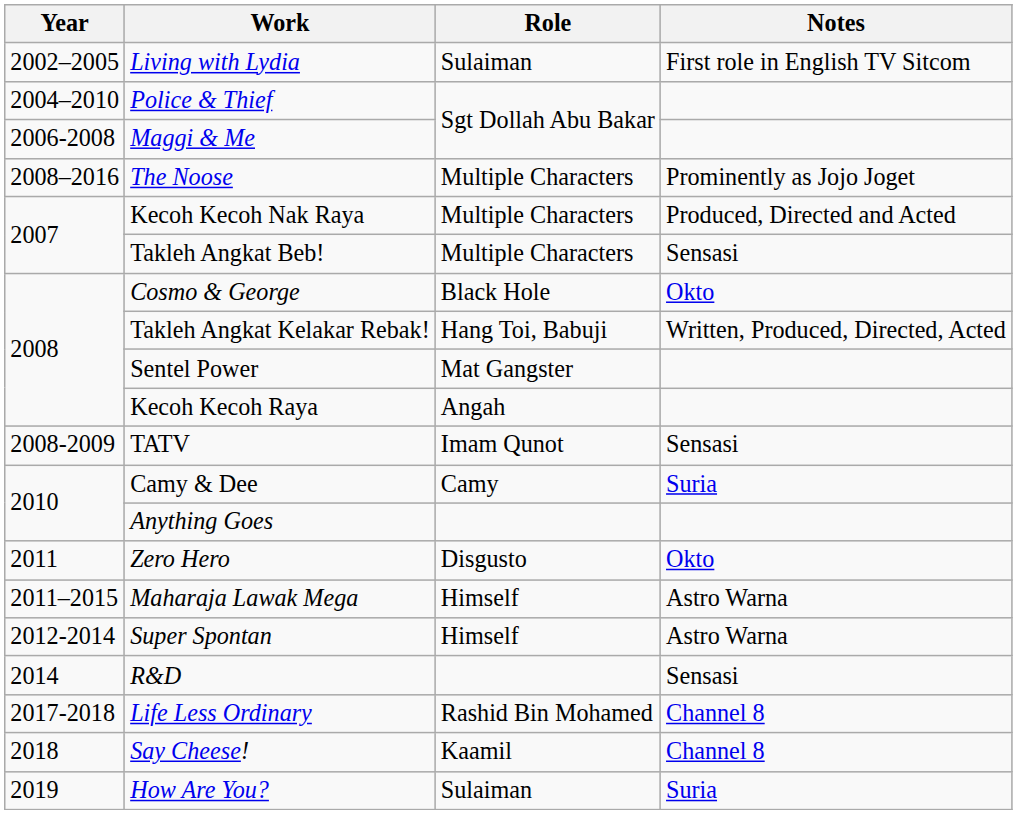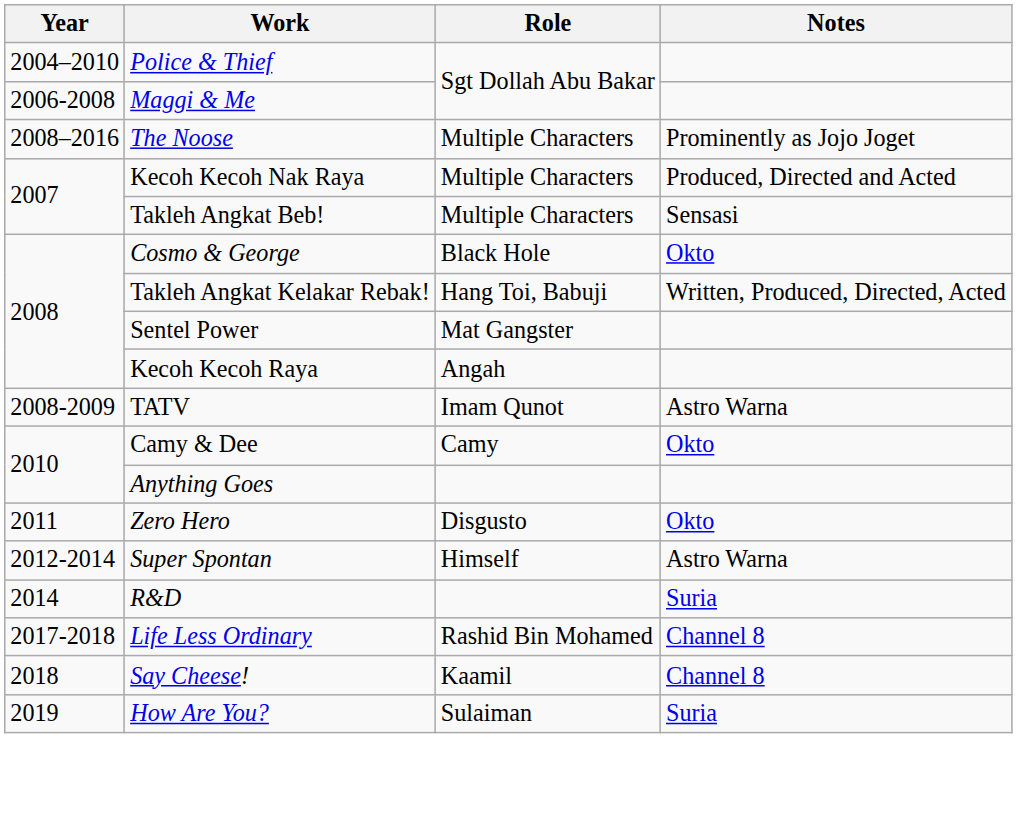- row: (215, 61)
(702, 445) Sensasi -> (727, 406) Astro Warna
(692, 483) Suria -> (690, 445) Okto
- row: (244, 598)
(702, 675) Sensasi -> (692, 598) Suria
